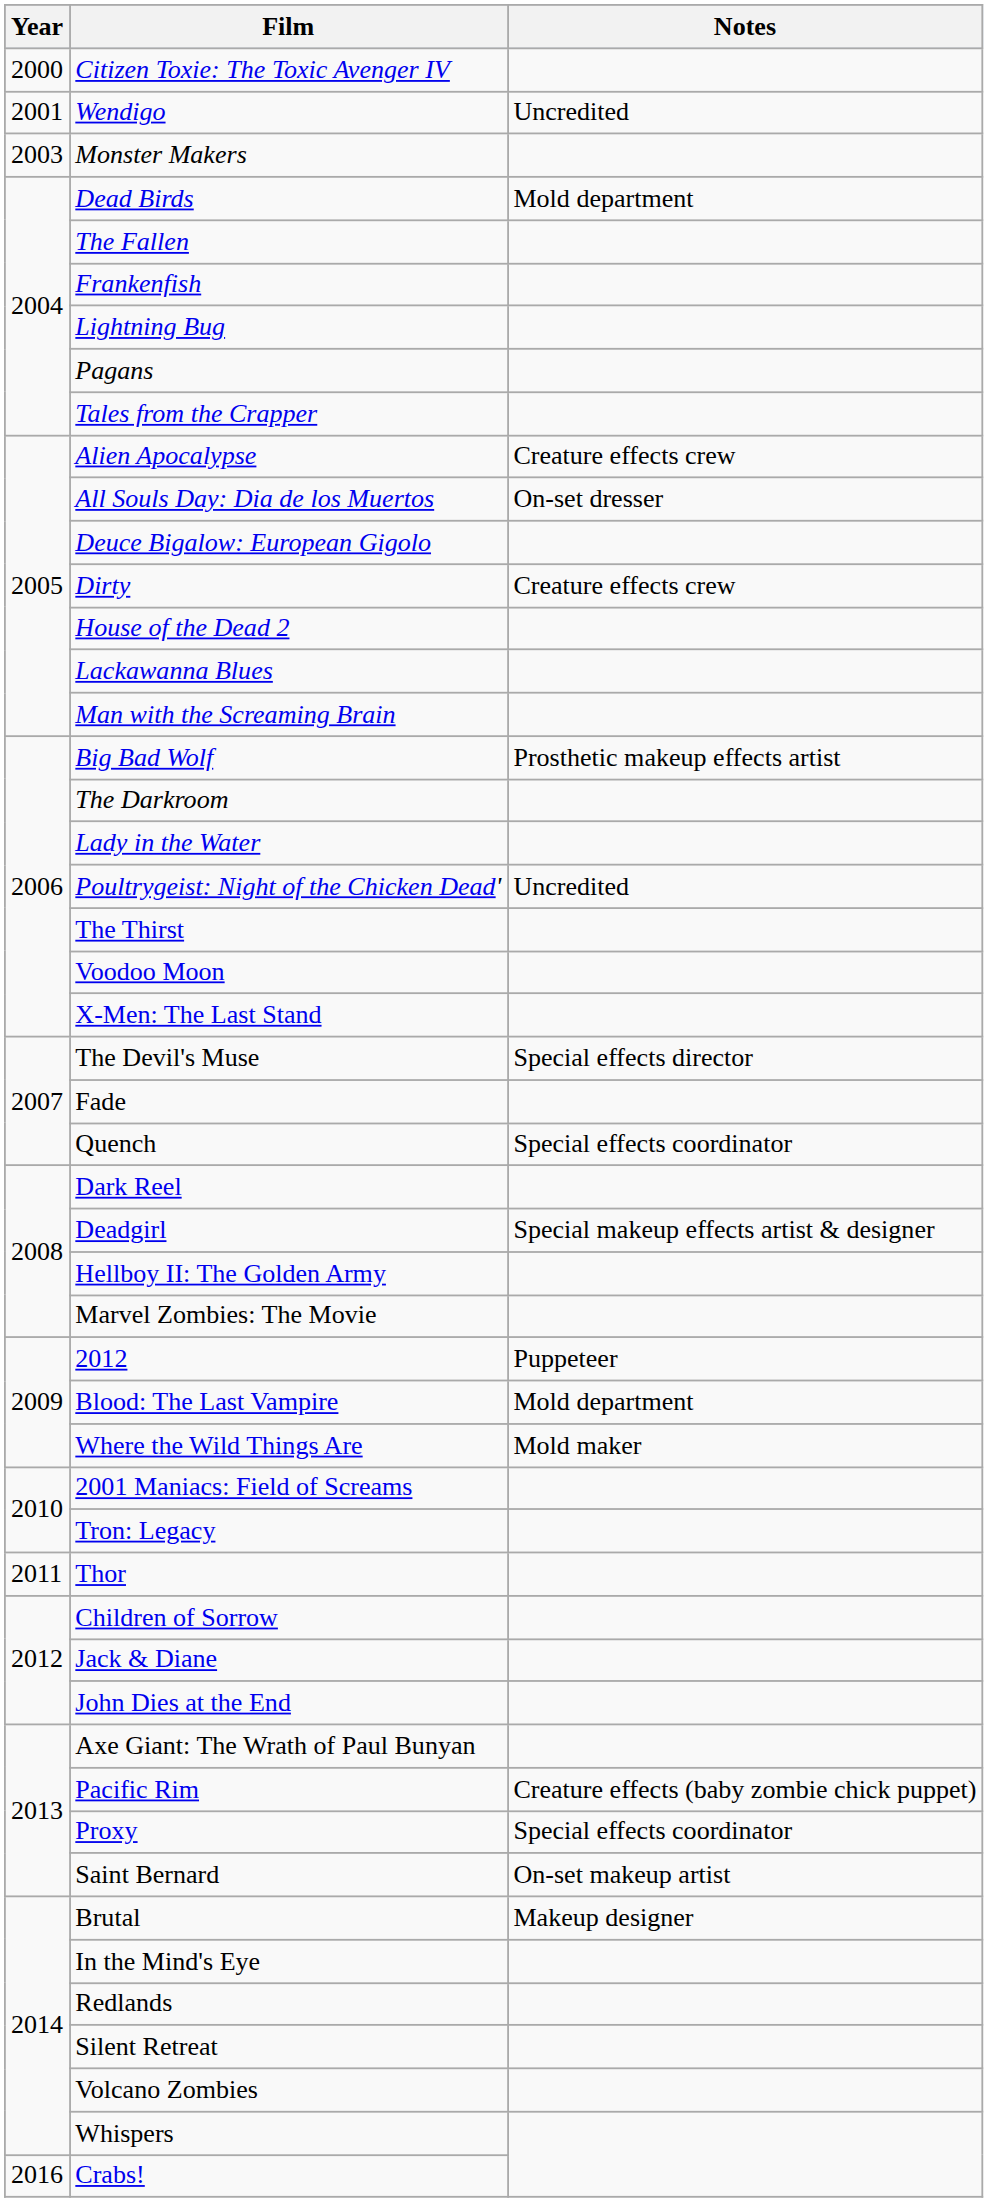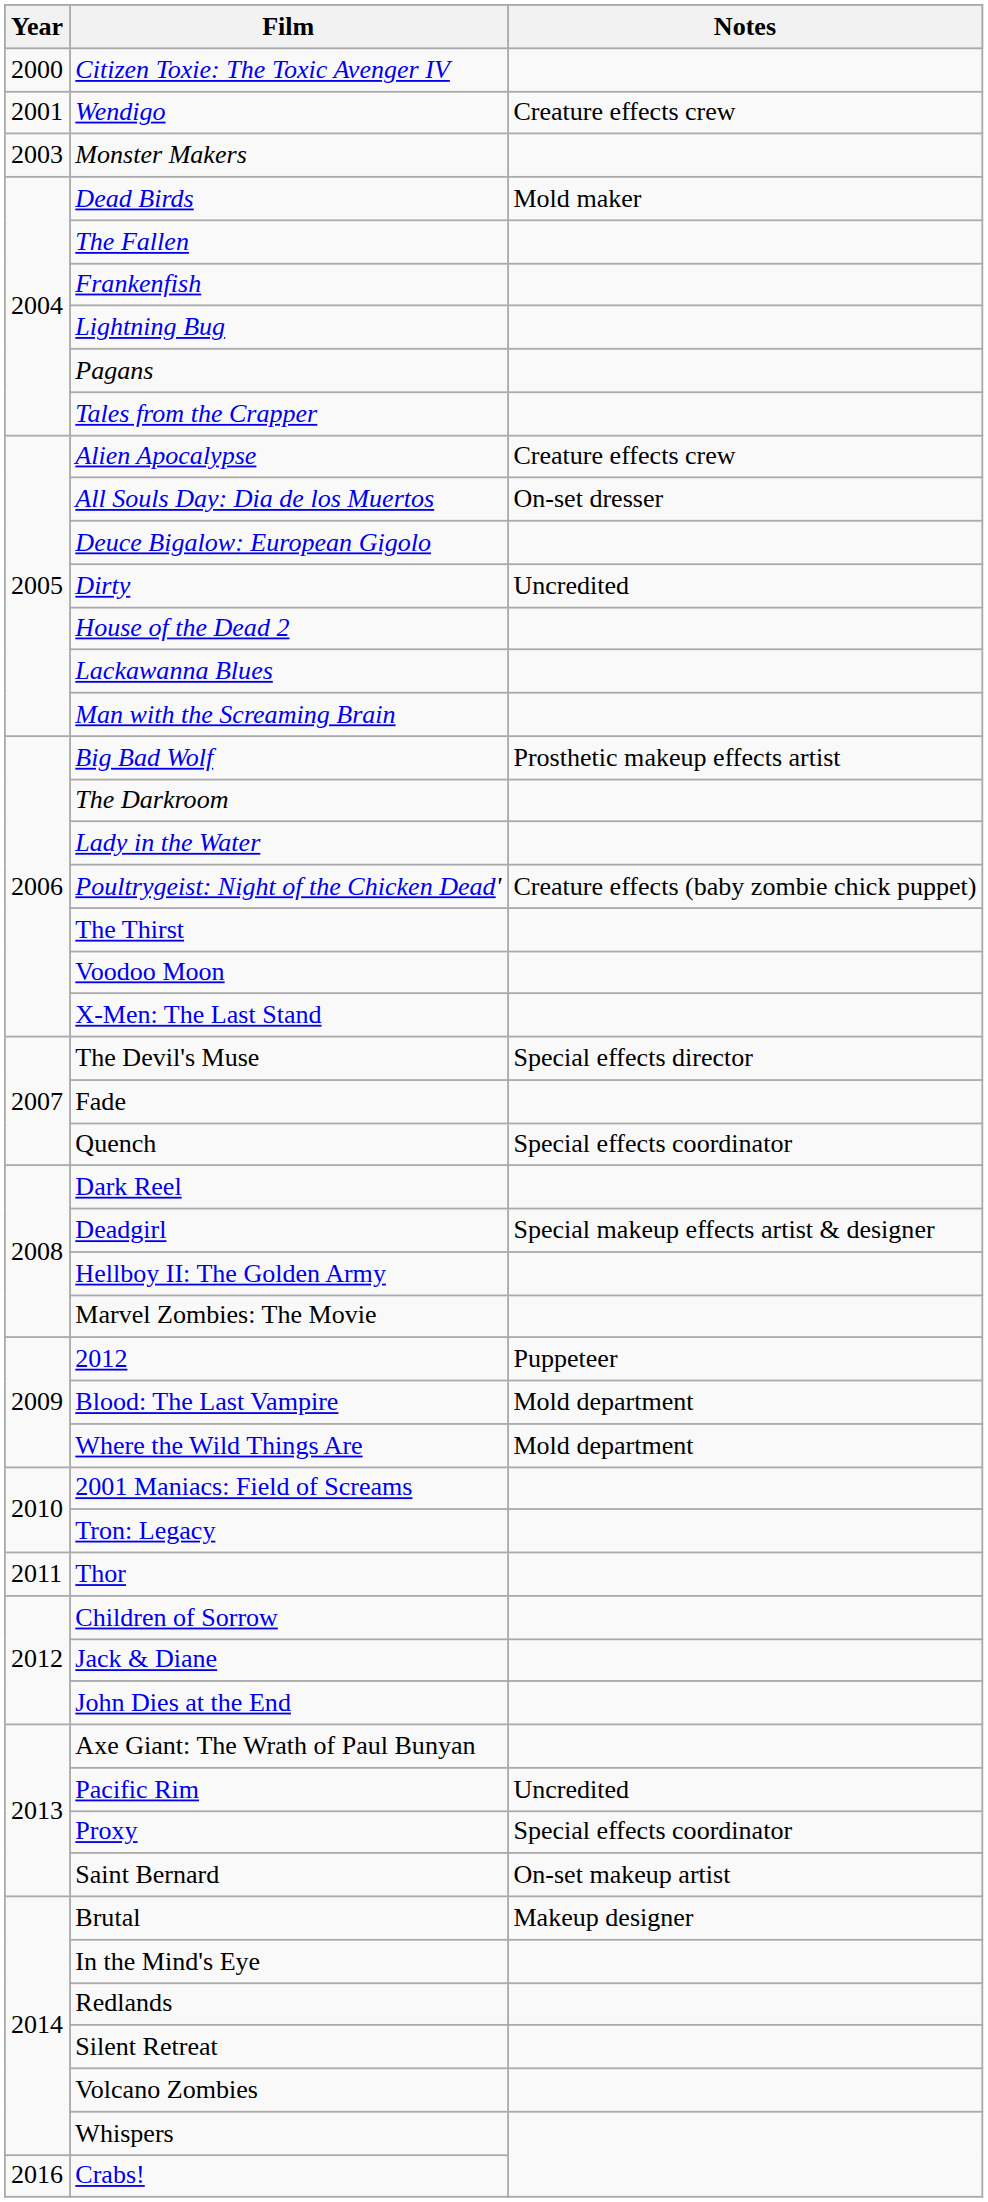(571, 112) Uncredited -> (625, 112) Creature effects crew
(603, 198) Mold department -> (577, 198) Mold maker
(625, 585) Creature effects crew -> (571, 585) Uncredited
(571, 886) Uncredited -> (745, 886) Creature effects (baby zombie chick puppet)
(577, 1444) Mold maker -> (603, 1444) Mold department
(745, 1788) Creature effects (baby zombie chick puppet) -> (571, 1788) Uncredited
